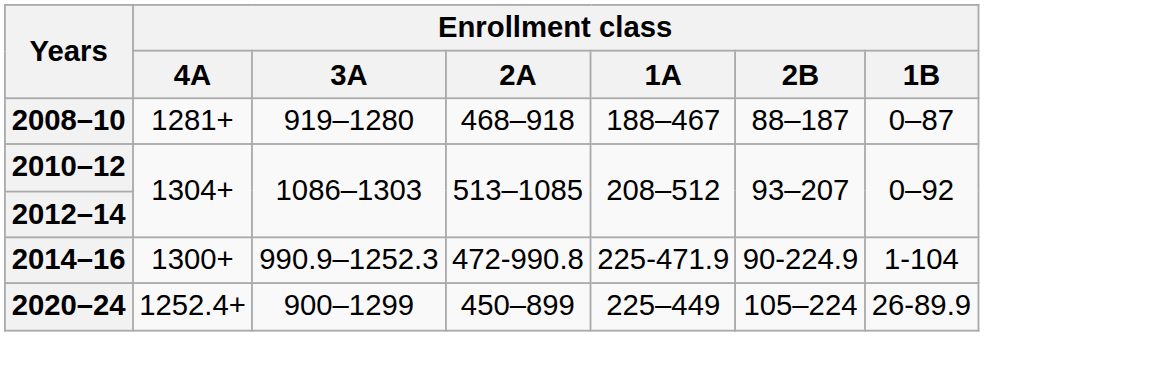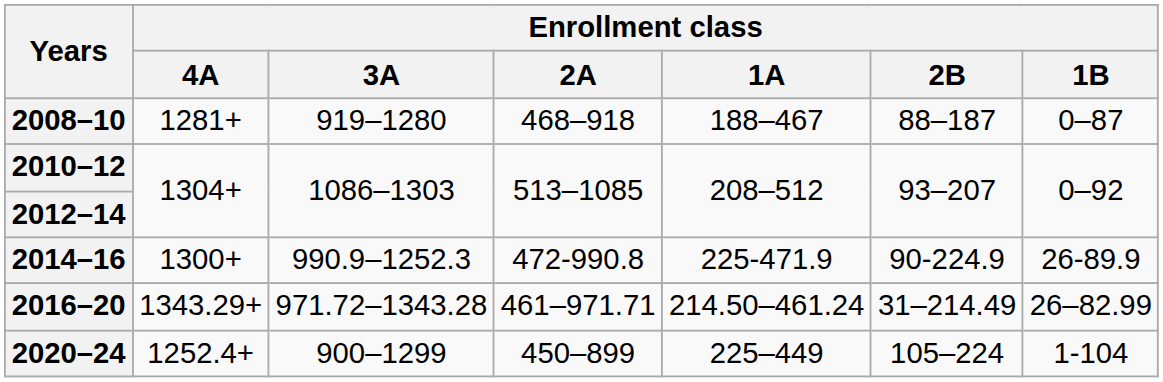(921, 259) 1-104 -> (1091, 259) 26-89.9
+ row: (69, 306)
(921, 306) 26-89.9 -> (1091, 352) 1-104
